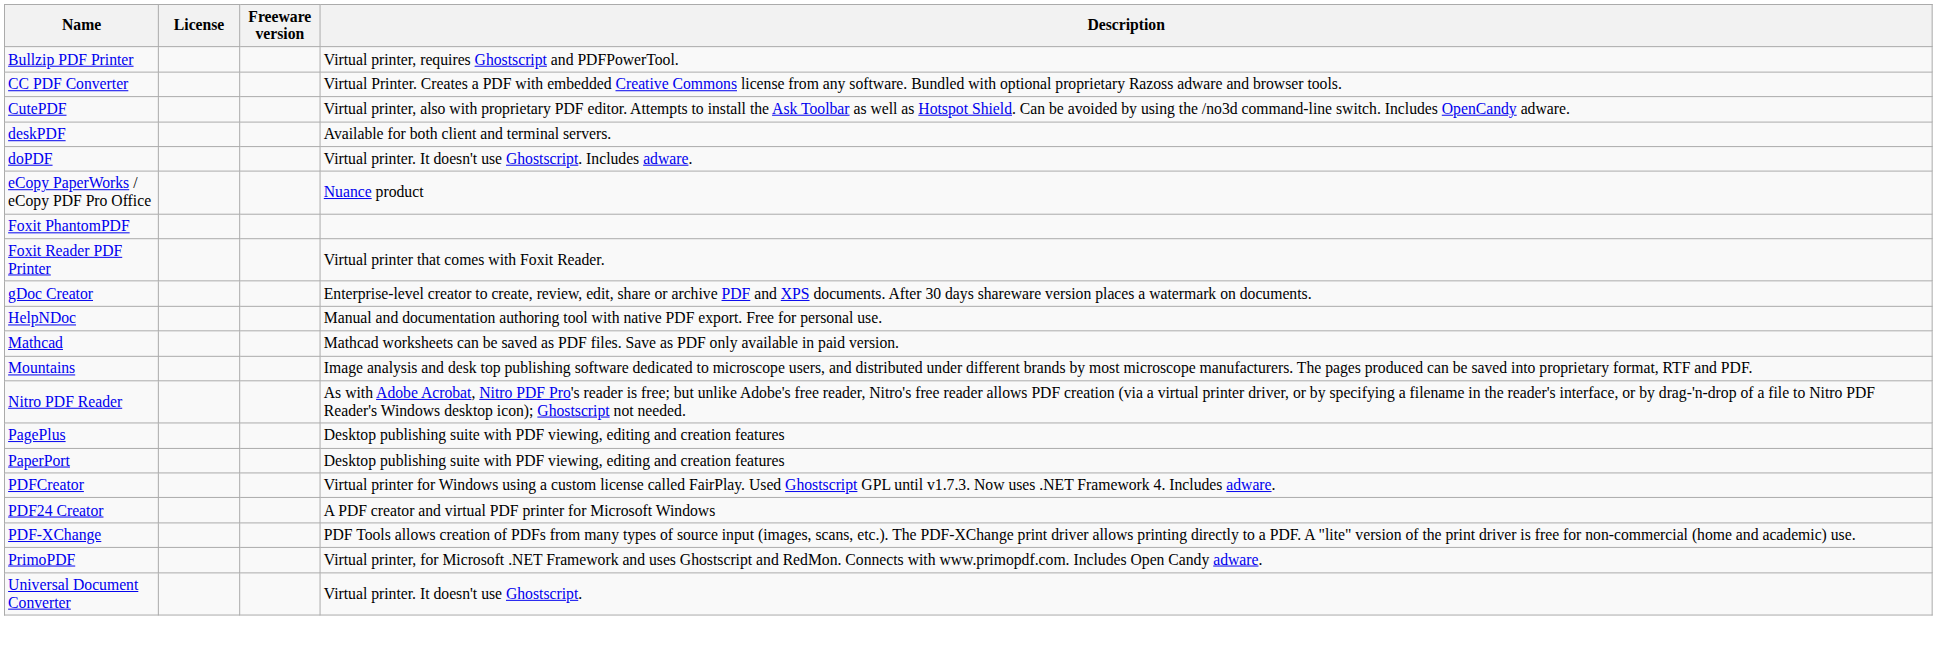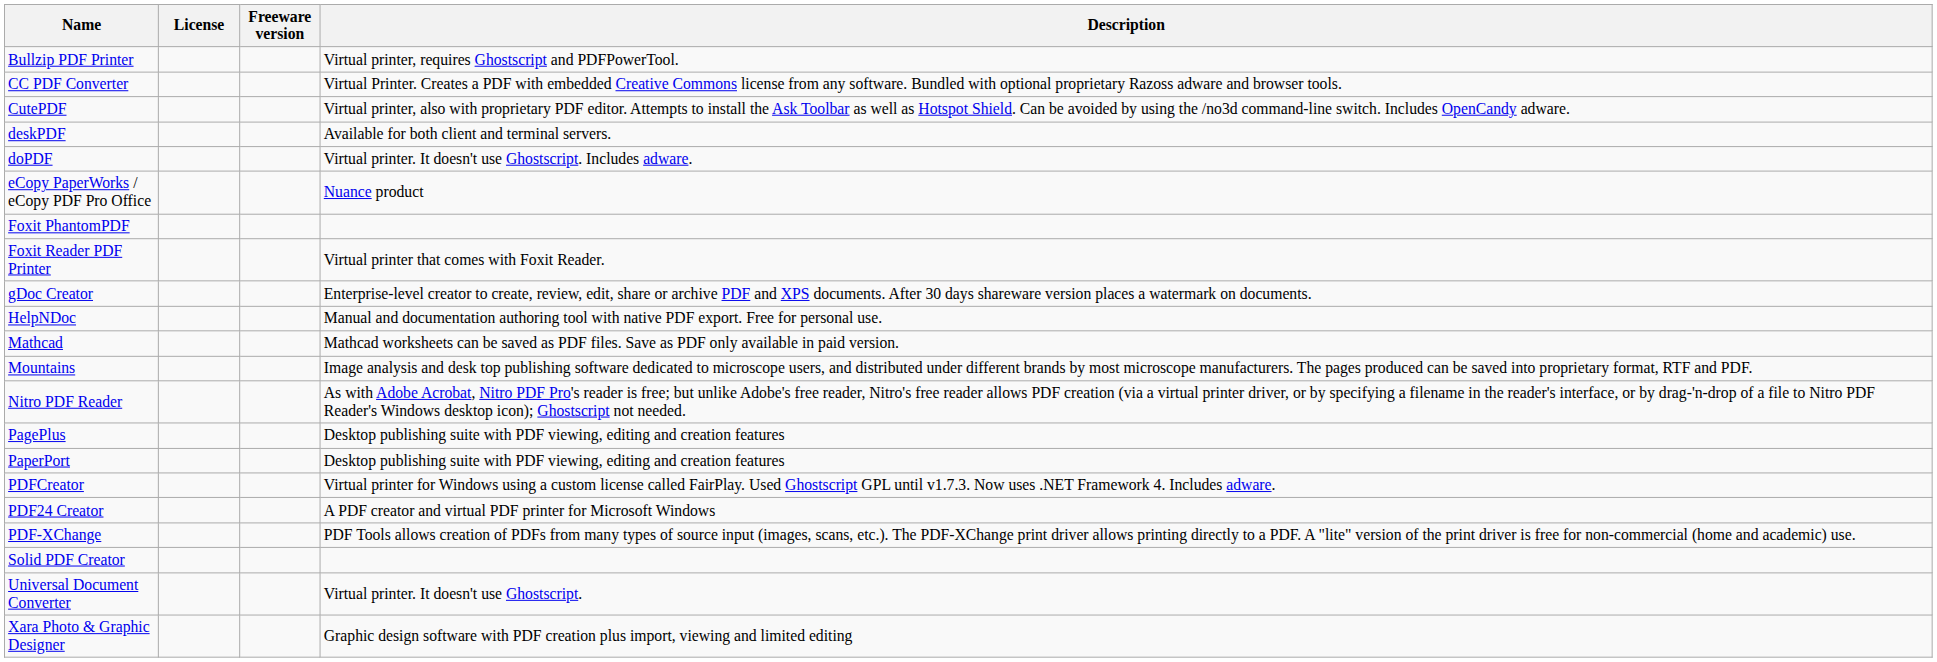- row: (42, 559)
+ row: (66, 559)
+ row: (79, 636)
